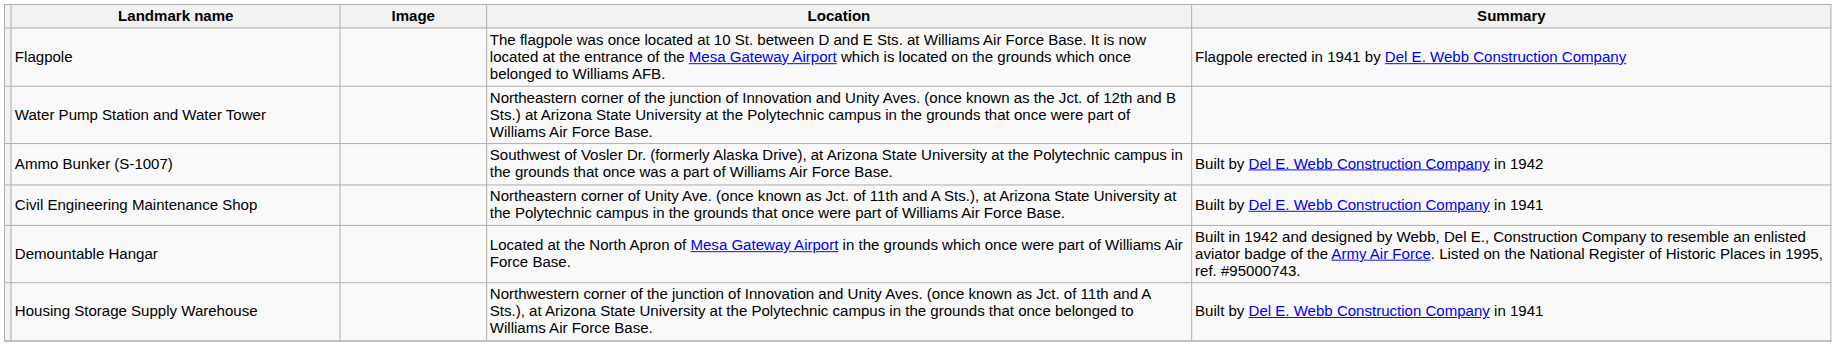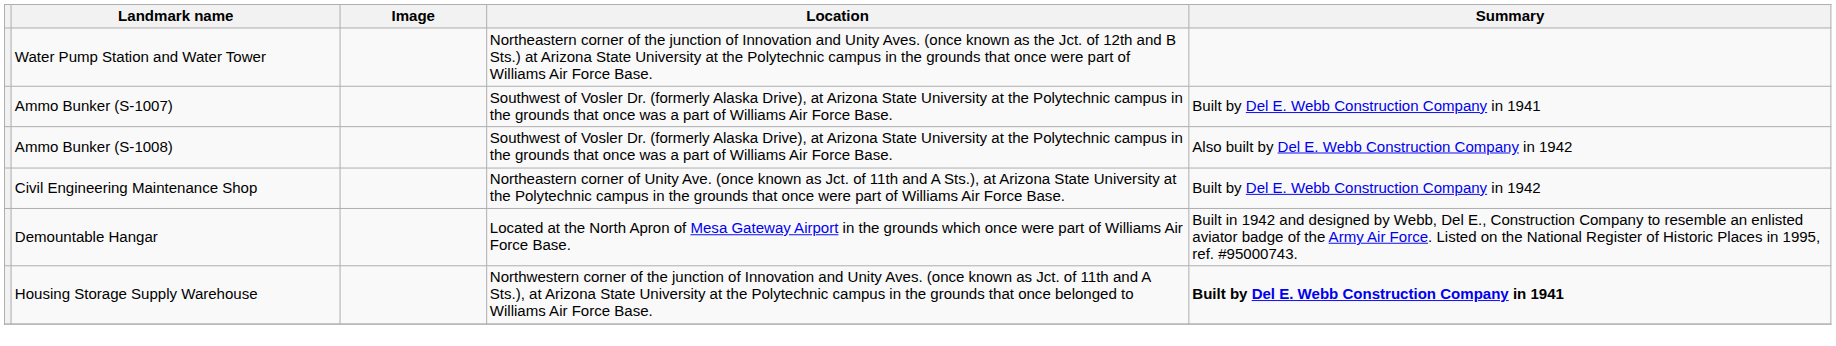- row: (44, 57)
(1369, 164) Built by Del E. Webb Construction Company in 1942 -> (1366, 106) Built by Del E. Webb Construction Company in 1941
+ row: (94, 147)
(1369, 204) Built by Del E. Webb Construction Company in 1941 -> (1366, 187) Built by Del E. Webb Construction Company in 1942
(1369, 311) normal -> (1378, 294) bold
